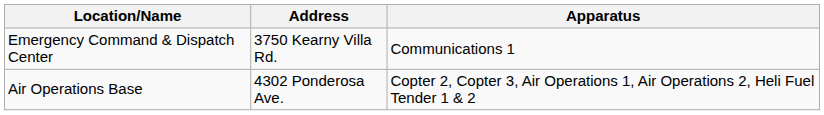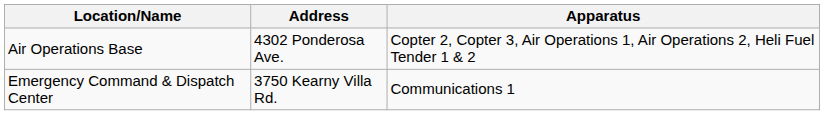rows swapped: (75, 89) <-> (121, 48)
